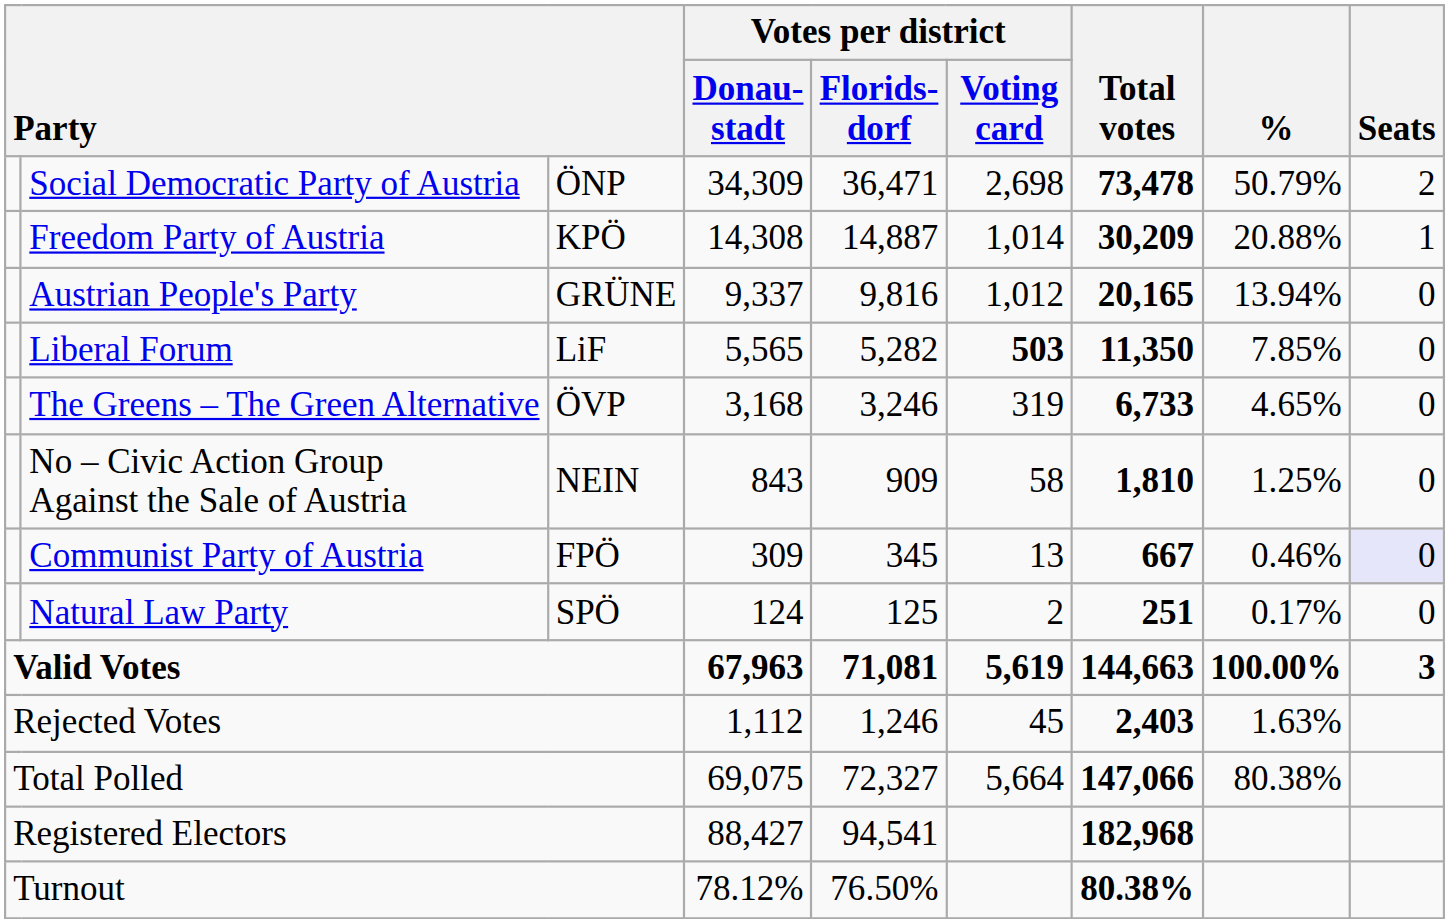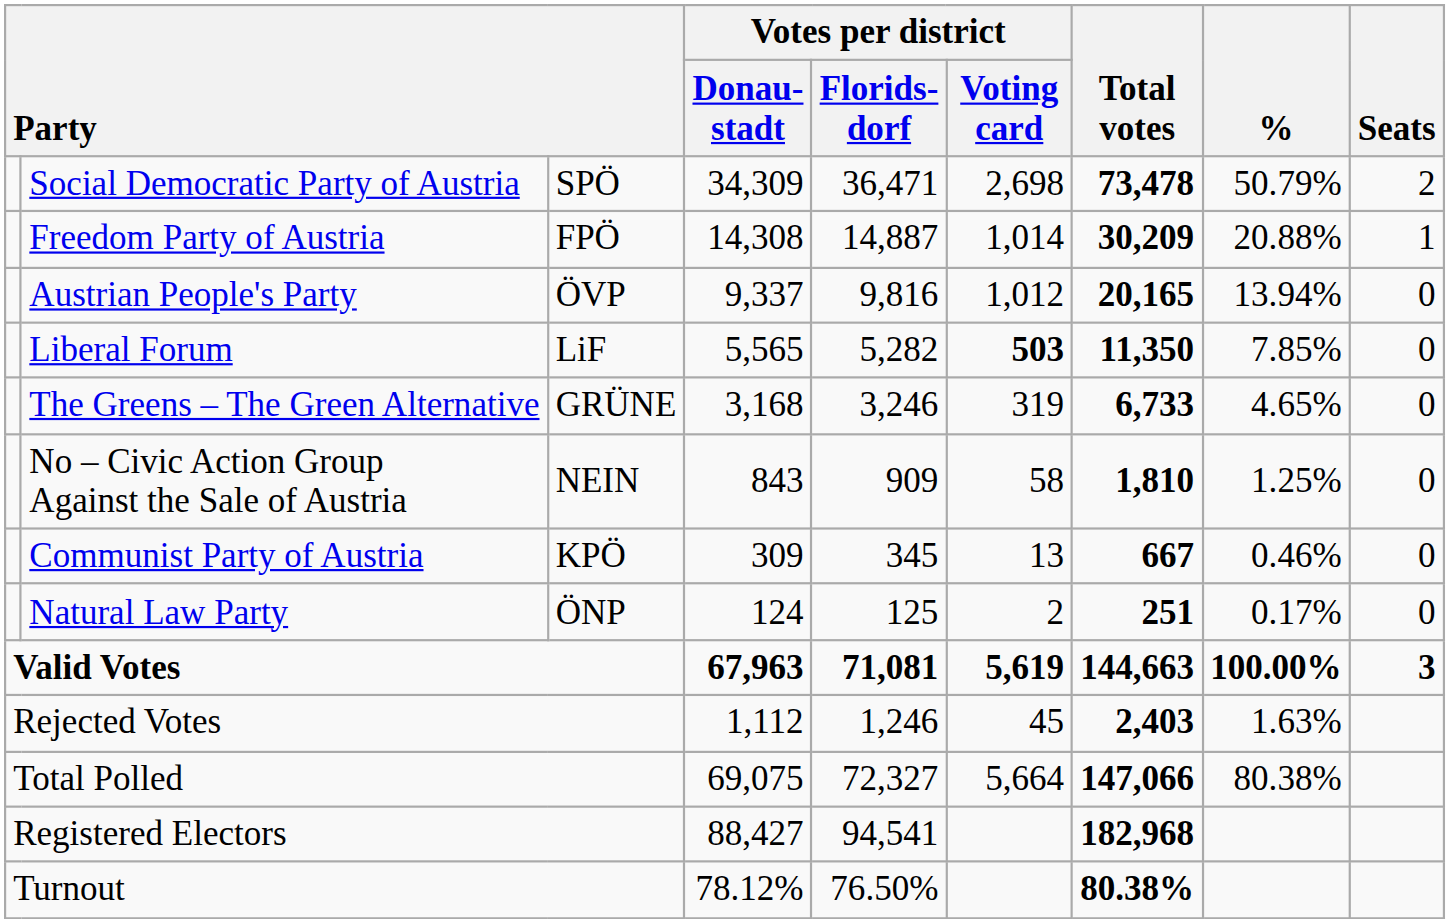(591, 182) ÖNP -> (588, 182) SPÖ
(591, 238) KPÖ -> (588, 238) FPÖ
(616, 293) GRÜNE -> (591, 293) ÖVP
(591, 405) ÖVP -> (616, 405) GRÜNE
(588, 555) FPÖ -> (591, 555) KPÖ
(1427, 555) lavender background -> (1427, 555) no background
(588, 611) SPÖ -> (591, 611) ÖNP
